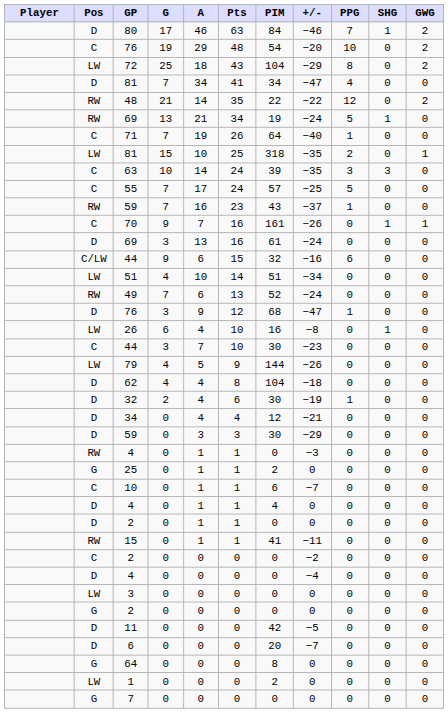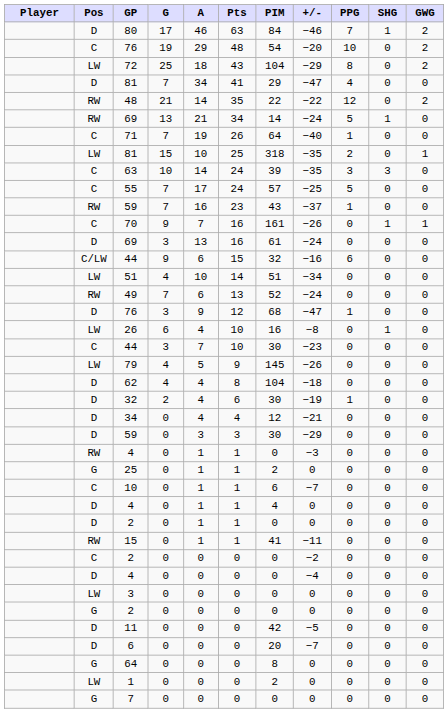(275, 84) 34 -> (275, 84) 29
(275, 119) 19 -> (275, 119) 14
(275, 365) 144 -> (275, 365) 145
